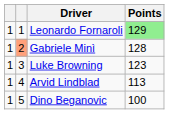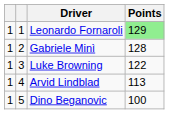(21, 47) lightsalmon background -> (21, 47) no background
(137, 65) 123 -> (137, 65) 122
